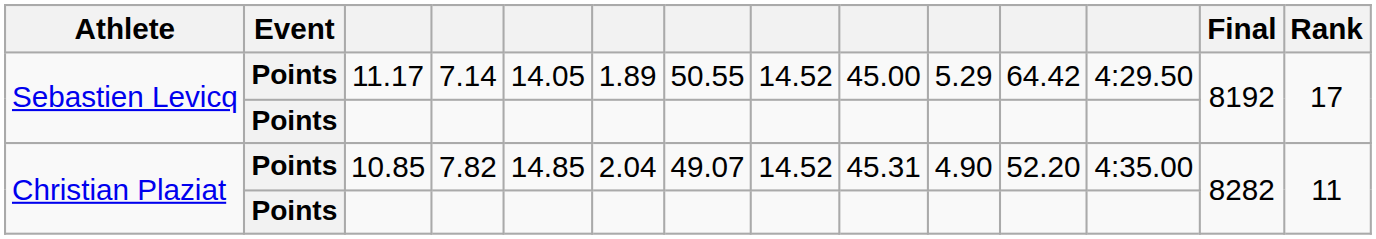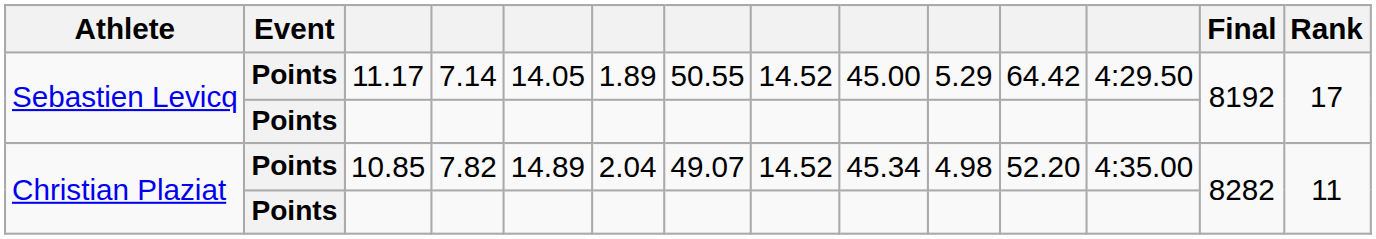(548, 167) 14.85 -> (548, 167) 14.89
(884, 167) 45.31 -> (884, 167) 45.34
(964, 167) 4.90 -> (964, 167) 4.98
